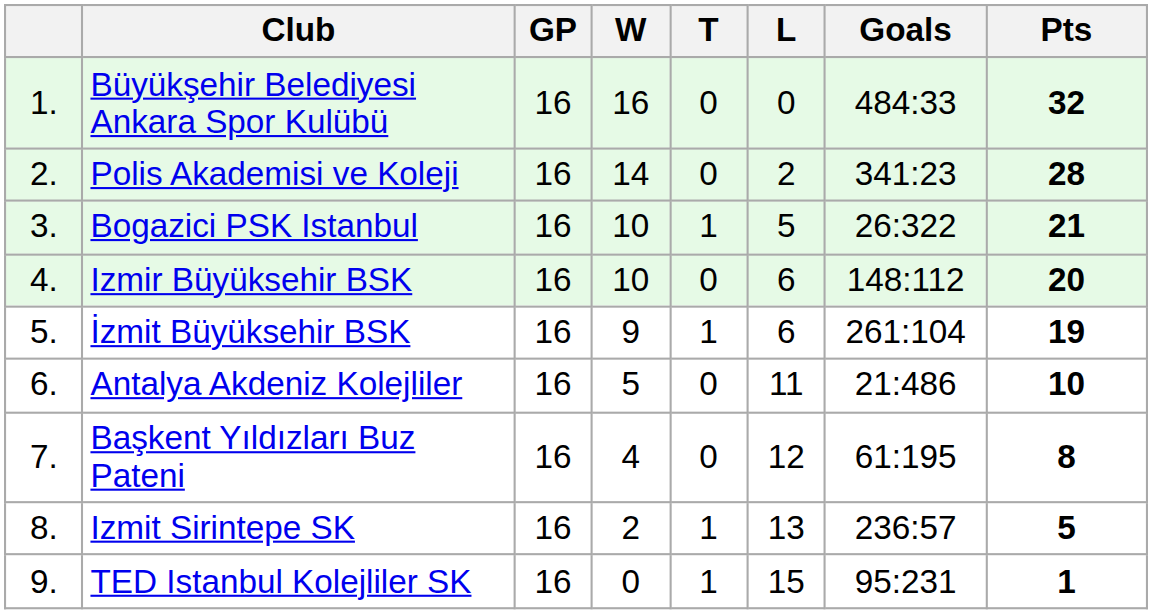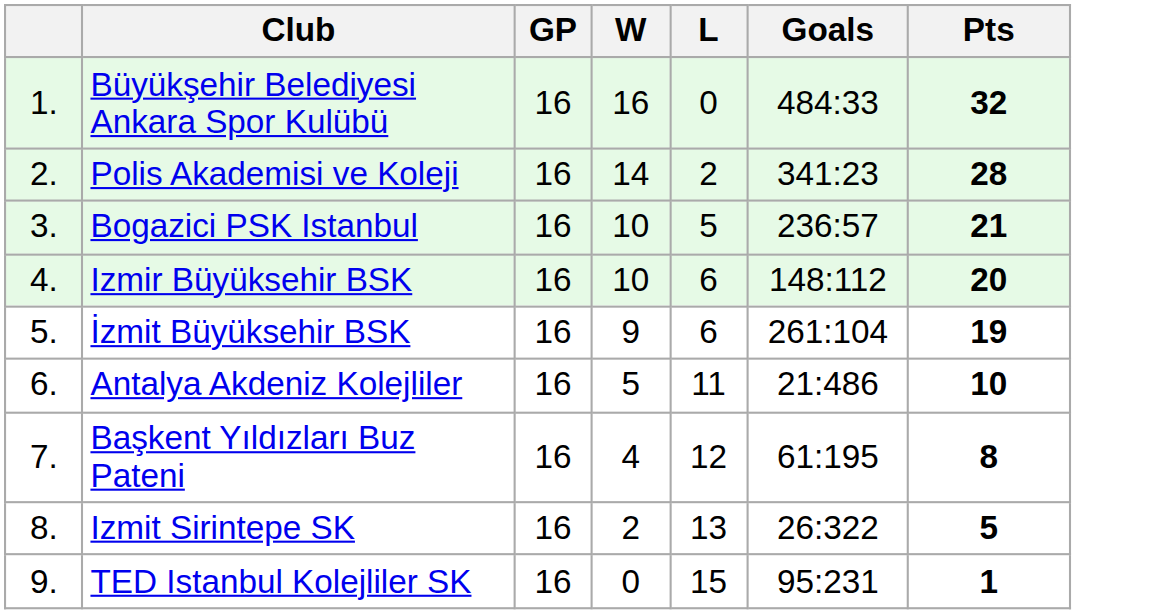- column: (708, 30)
(906, 226) 26:322 -> (828, 226) 236:57
(906, 528) 236:57 -> (828, 528) 26:322
